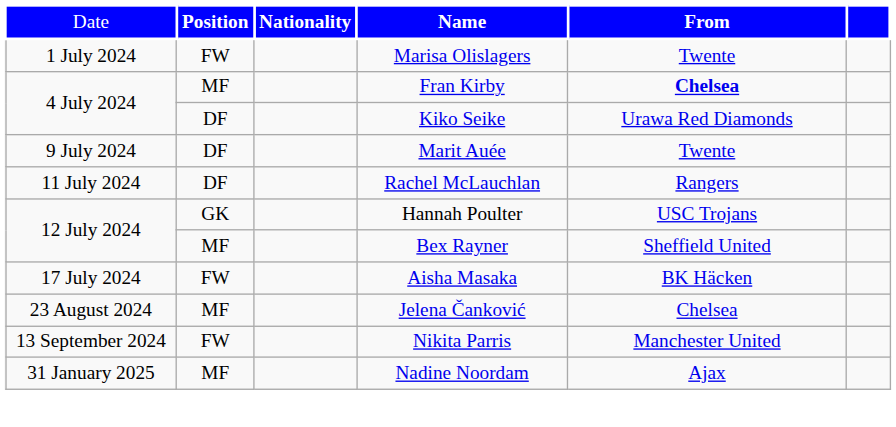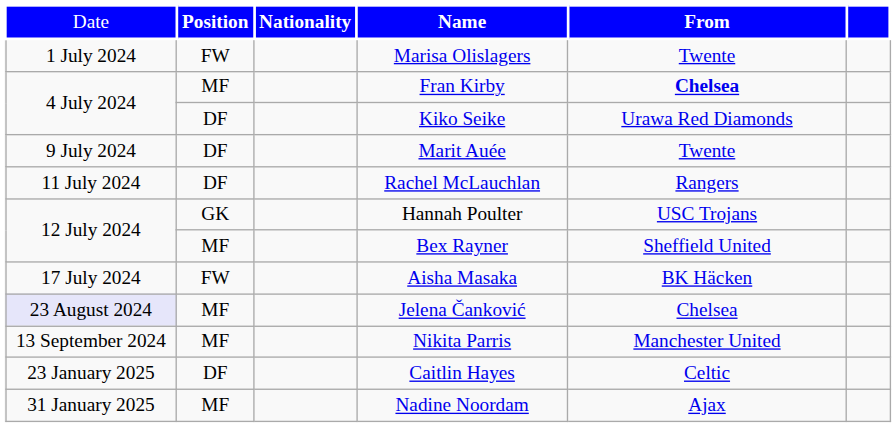(91, 309) no background -> (91, 309) lavender background
(215, 341) FW -> (215, 341) MF
+ row: (462, 373)
